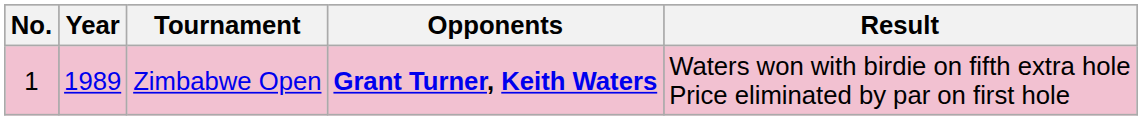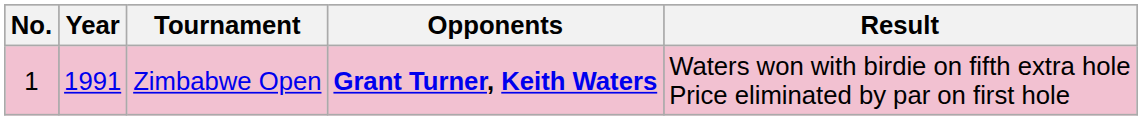(93, 80) 1989 -> (93, 80) 1991
